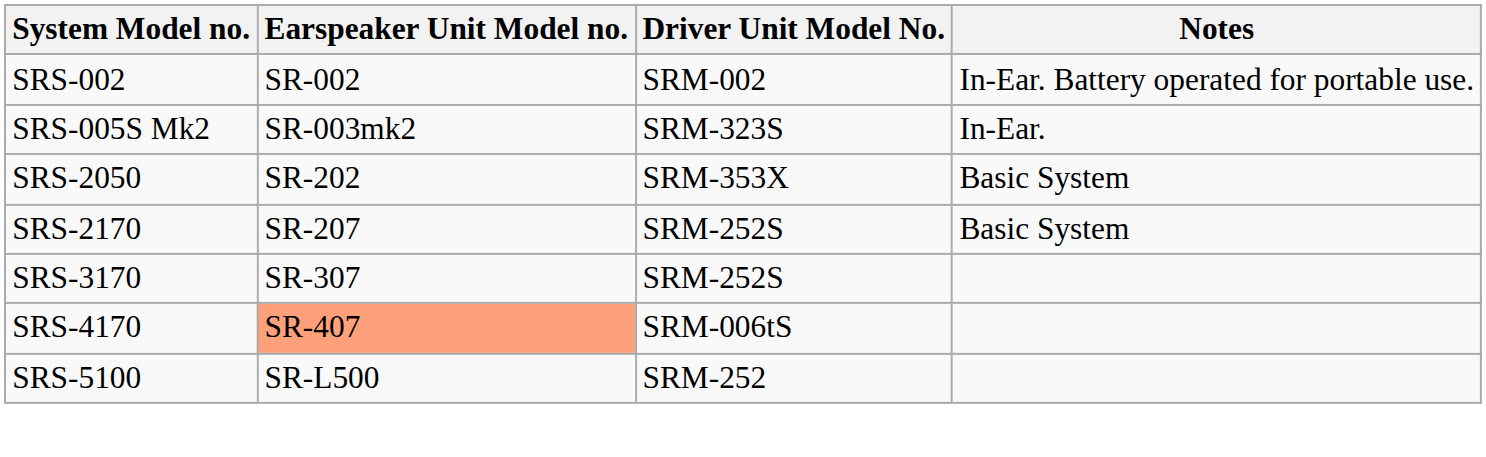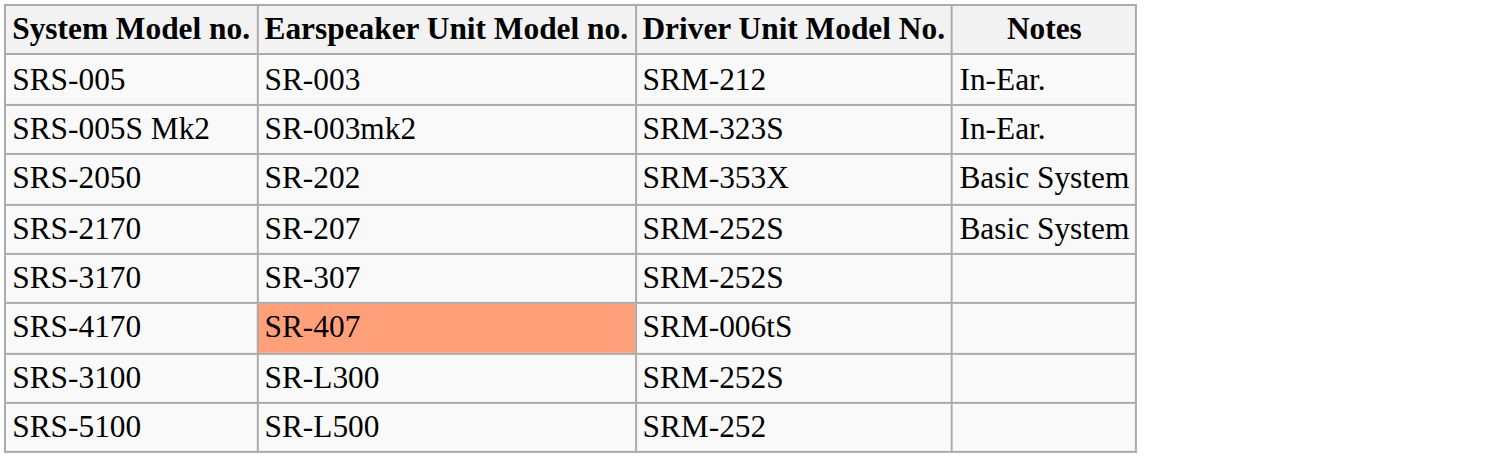- row: (69, 79)
+ row: (69, 79)
+ row: (77, 377)
